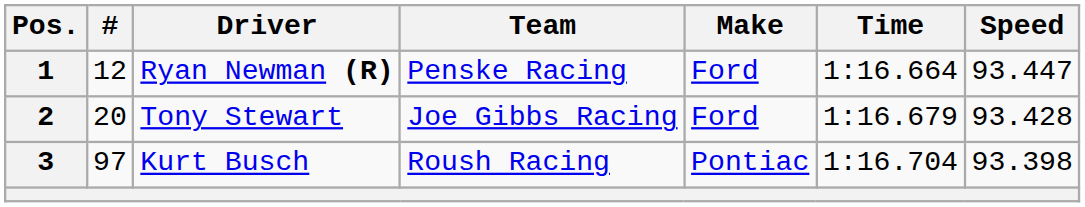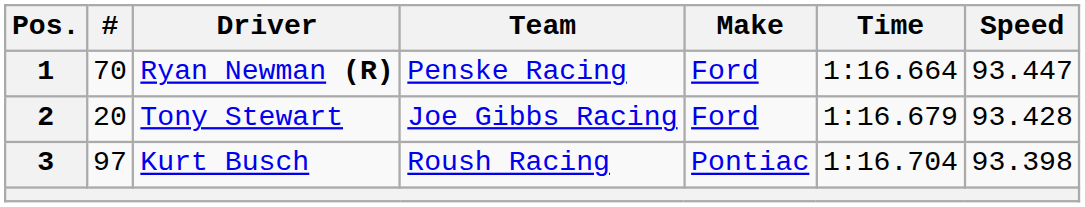(110, 74) 12 -> (110, 74) 70
